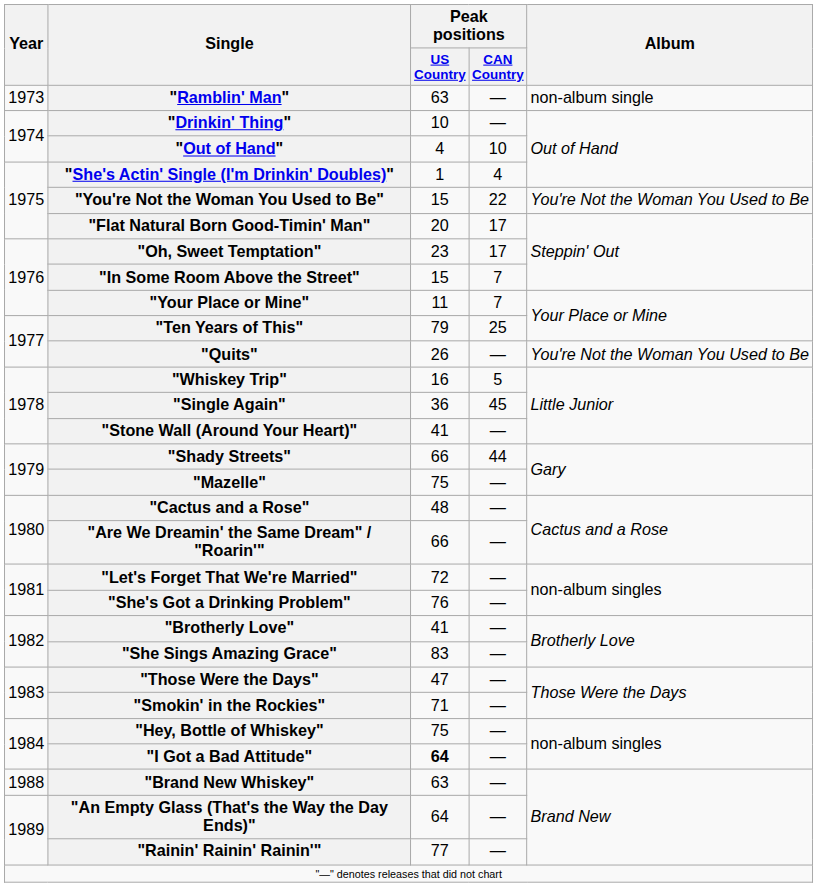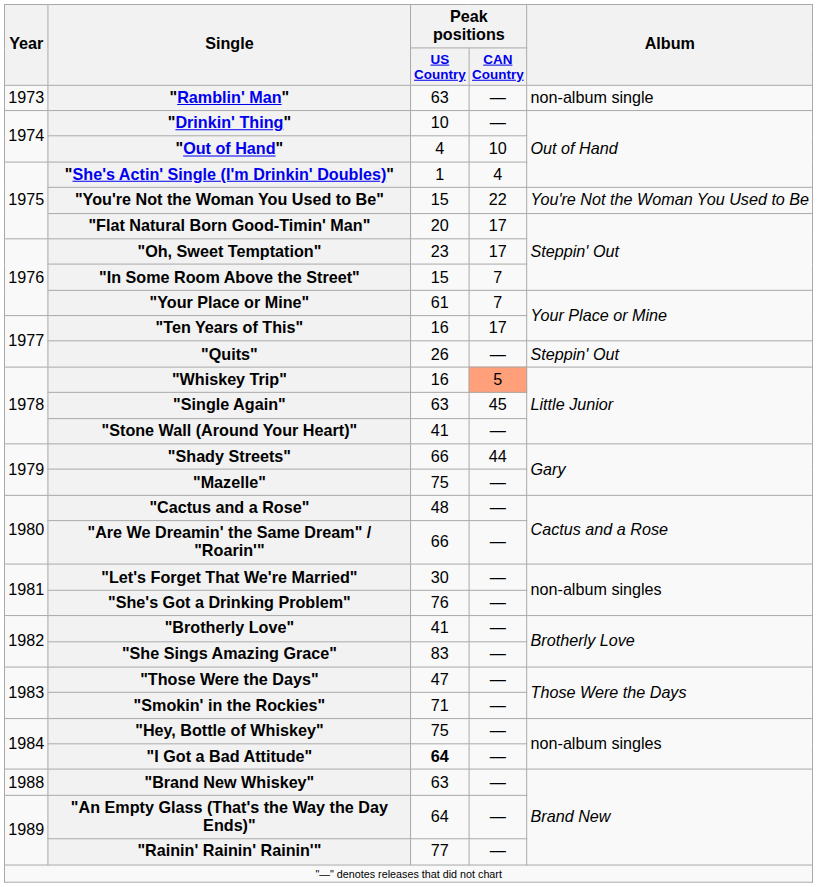(440, 302) 11 -> (440, 302) 61
(440, 328) 79 -> (440, 328) 16
(498, 328) 25 -> (498, 328) 17
(670, 354) You're Not the Woman You Used to Be -> (575, 354) Steppin' Out
(498, 379) no background -> (498, 379) lightsalmon background
(440, 405) 36 -> (440, 405) 63
(440, 577) 72 -> (440, 577) 30
